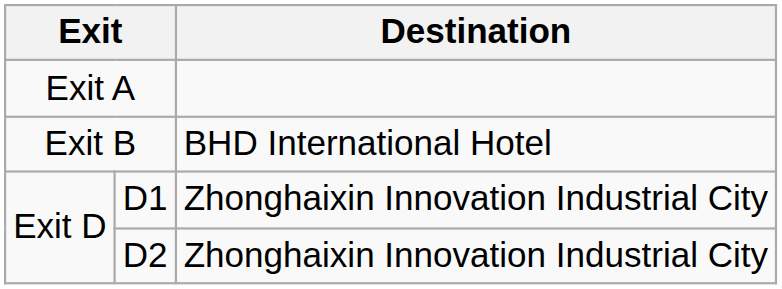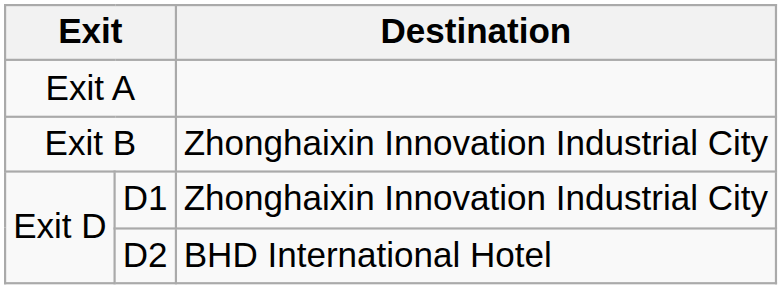(368, 143) BHD International Hotel -> (476, 143) Zhonghaixin Innovation Industrial City
(476, 254) Zhonghaixin Innovation Industrial City -> (368, 254) BHD International Hotel
